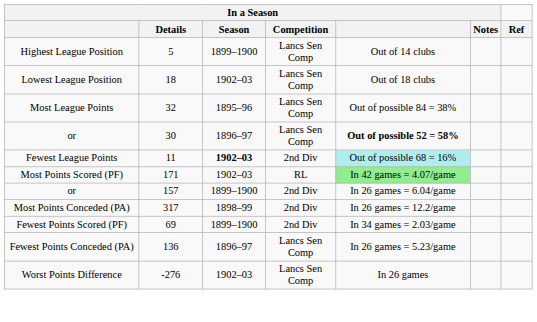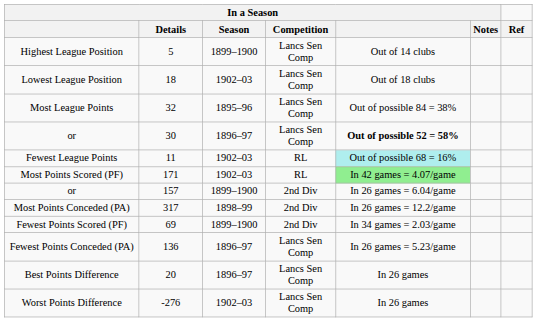(234, 158) bold -> (234, 158) normal
(301, 158) 2nd Div -> (301, 158) RL
+ row: (72, 275)
